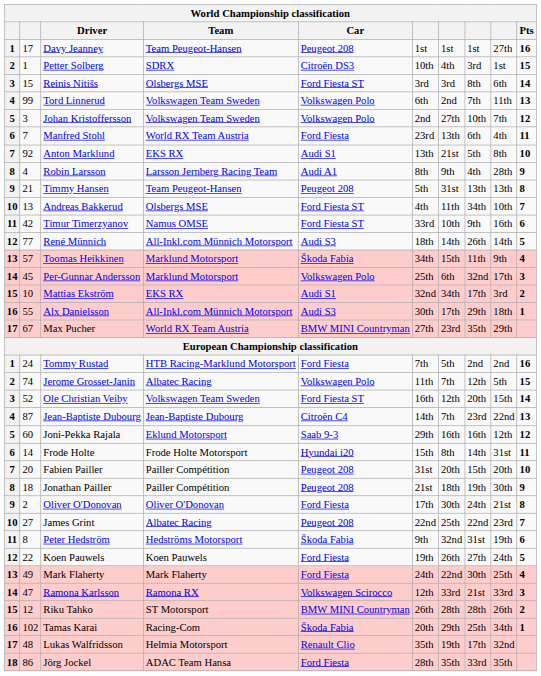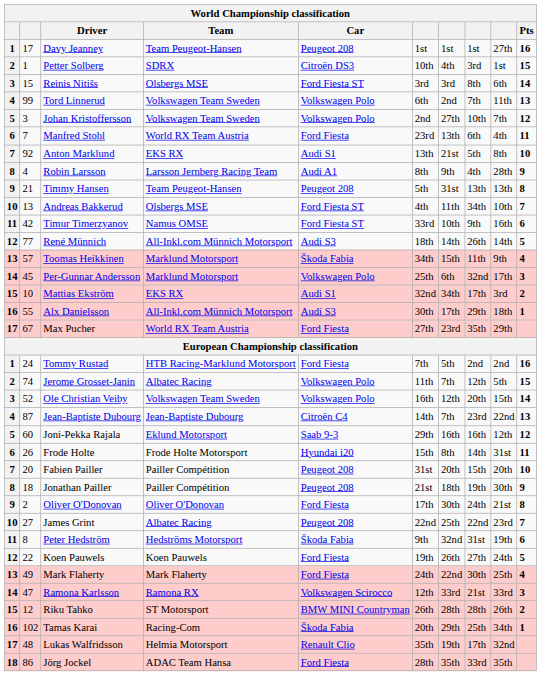(355, 329) BMW MINI Countryman -> (325, 329) Ford Fiesta
(332, 399) Ford Fiesta ST -> (338, 399) Volkswagen Polo
(28, 452) 14 -> (28, 452) 26
